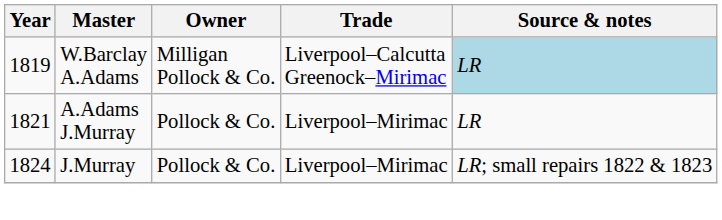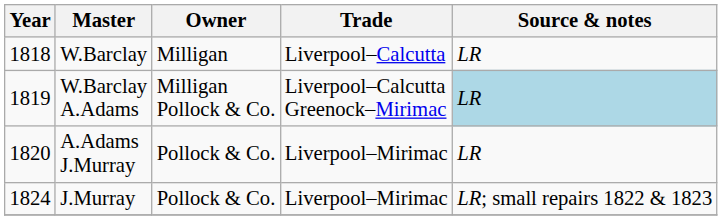+ row: (104, 53)
(30, 121) 1821 -> (30, 153) 1820
